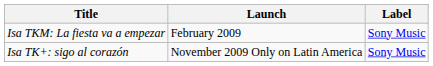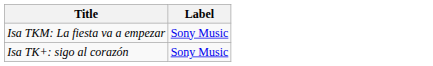- column: (266, 14)
